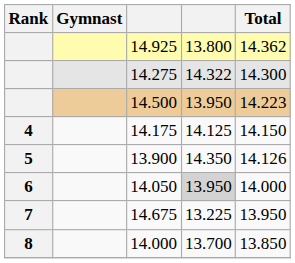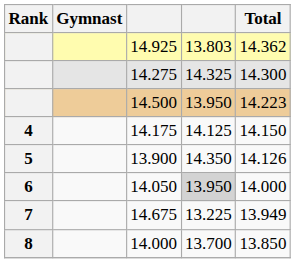(208, 46) 13.800 -> (208, 46) 13.803
(208, 74) 14.322 -> (208, 74) 14.325
(263, 215) 13.950 -> (263, 215) 13.949
